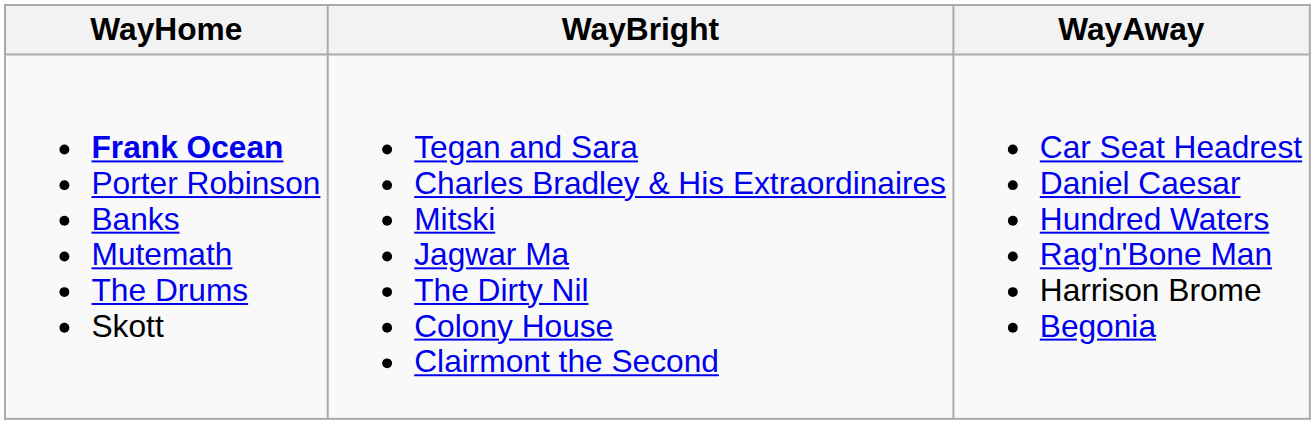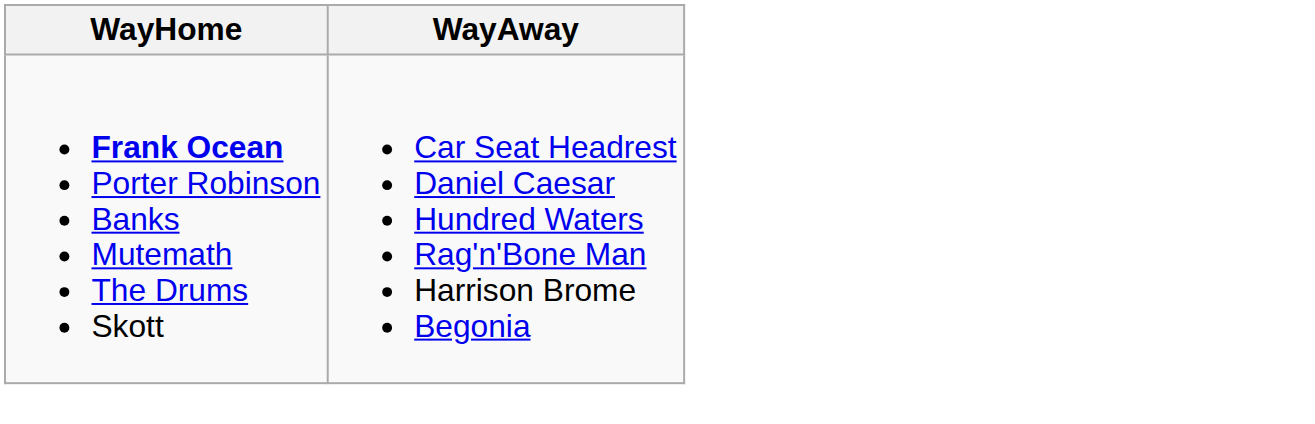- column: (640, 29)
